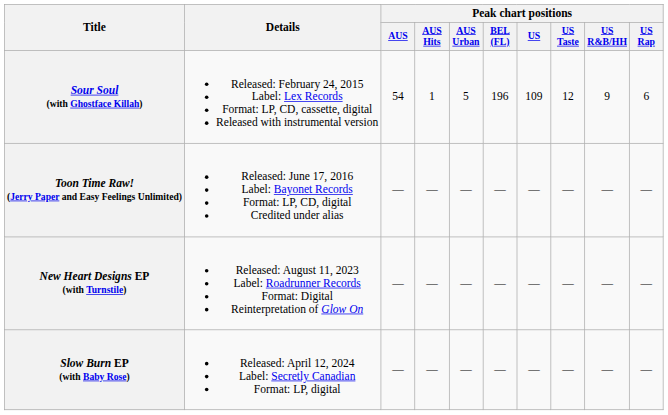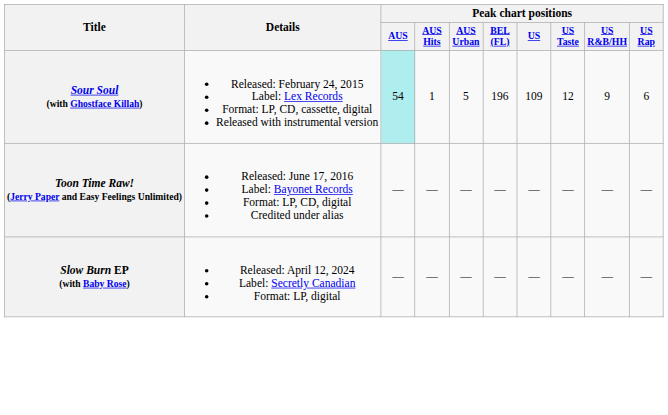(398, 97) no background -> (398, 97) paleturquoise background
- row: (94, 283)
